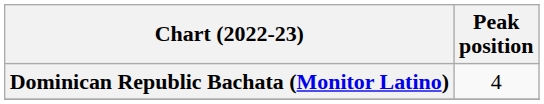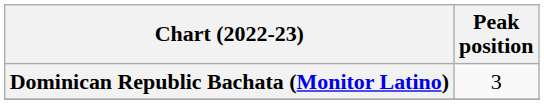(496, 81) 4 -> (496, 81) 3
